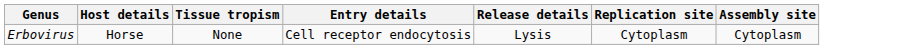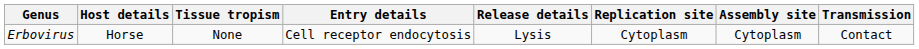+ column: (866, 15)
